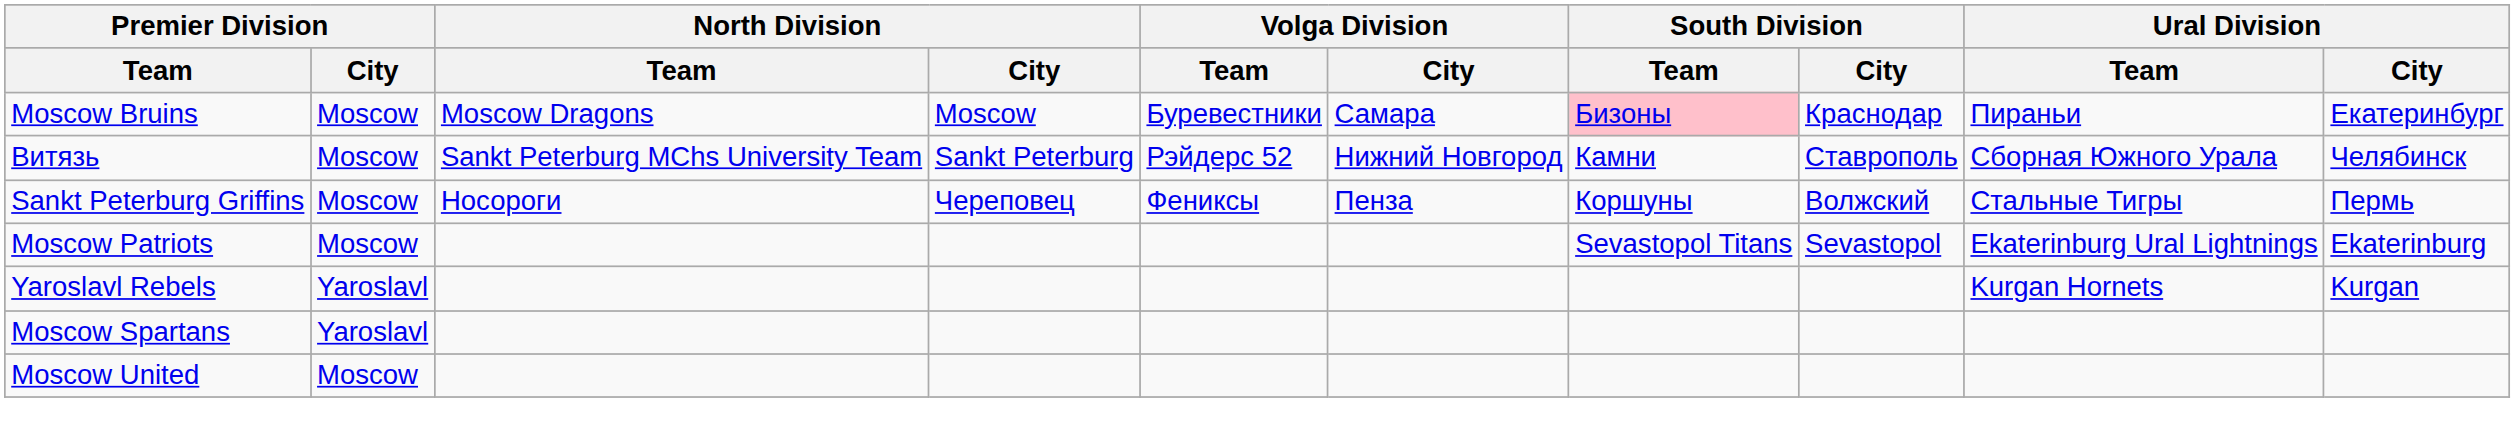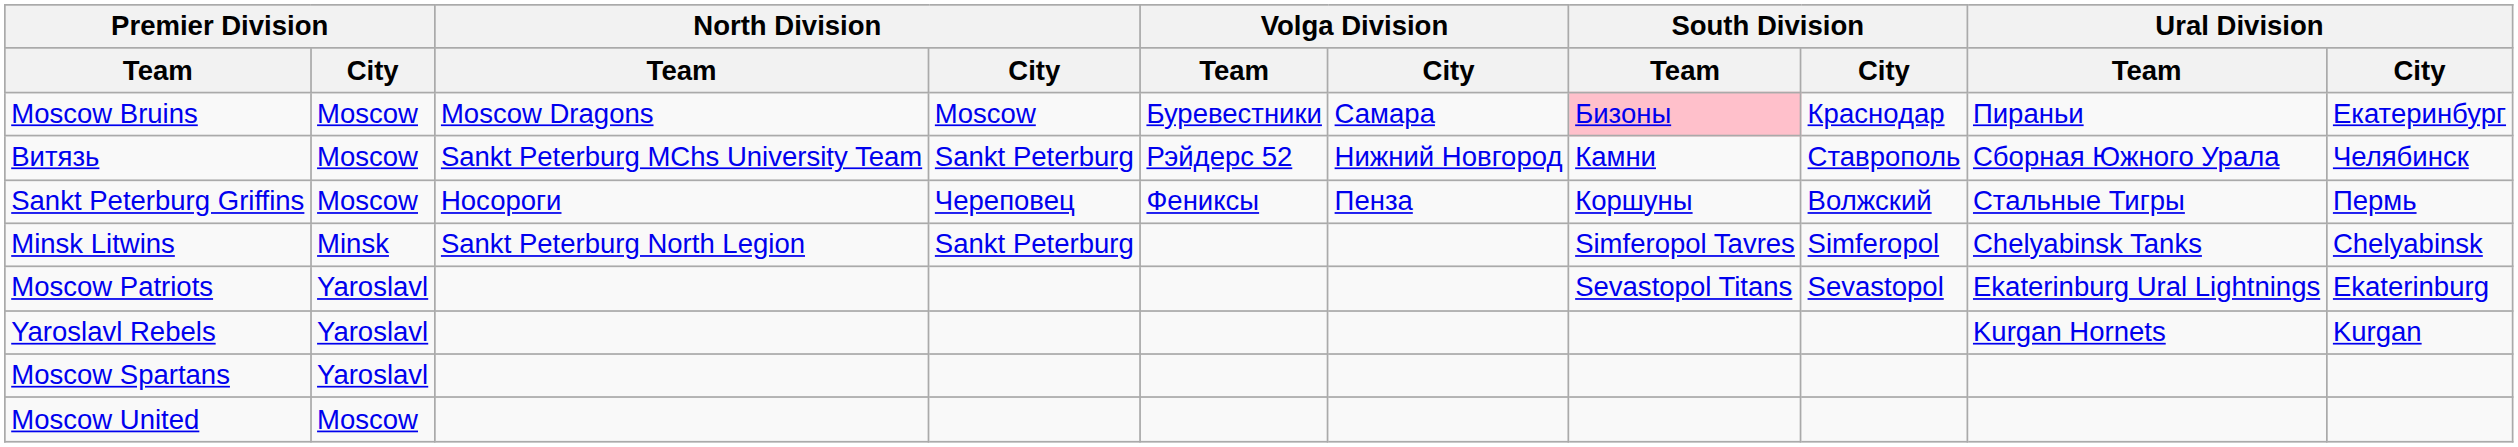+ row: (93, 244)
(368, 244) Moscow -> (373, 288) Yaroslavl
